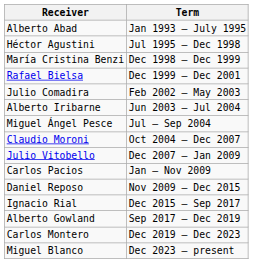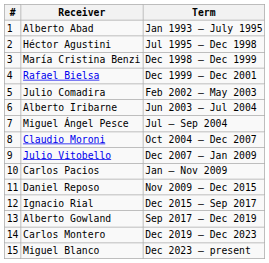+ column: (13, 12)
